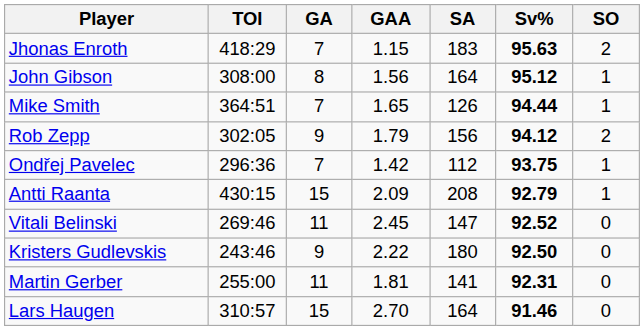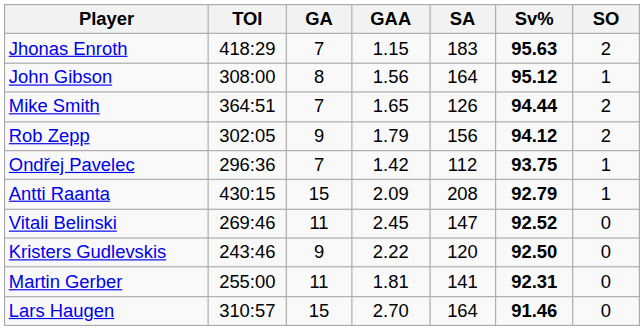(606, 106) 1 -> (606, 106) 2
(462, 252) 180 -> (462, 252) 120
